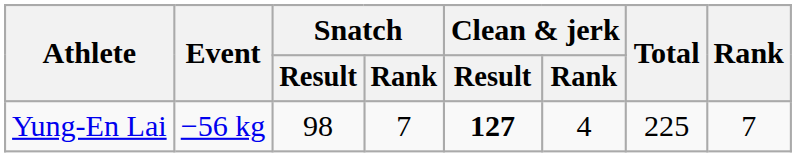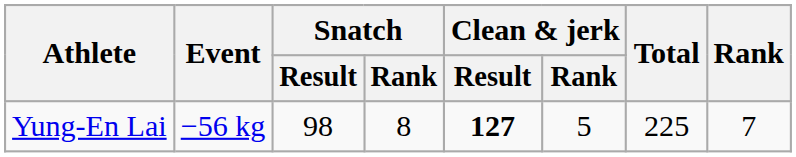(404, 126) 7 -> (404, 126) 8
(584, 126) 4 -> (584, 126) 5
